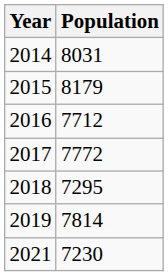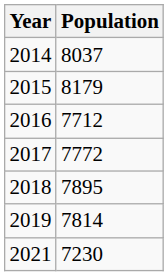(82, 54) 8031 -> (82, 54) 8037
(82, 187) 7295 -> (82, 187) 7895
